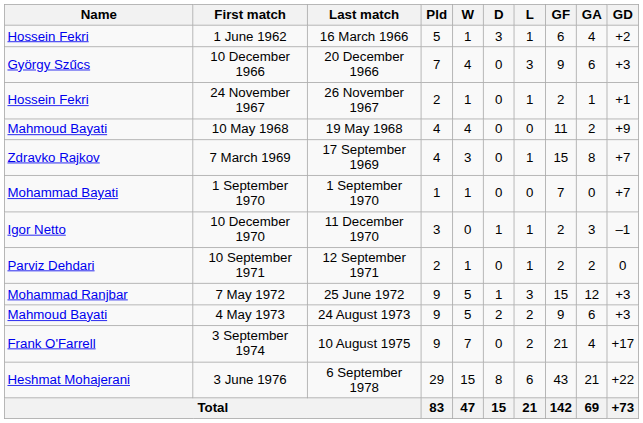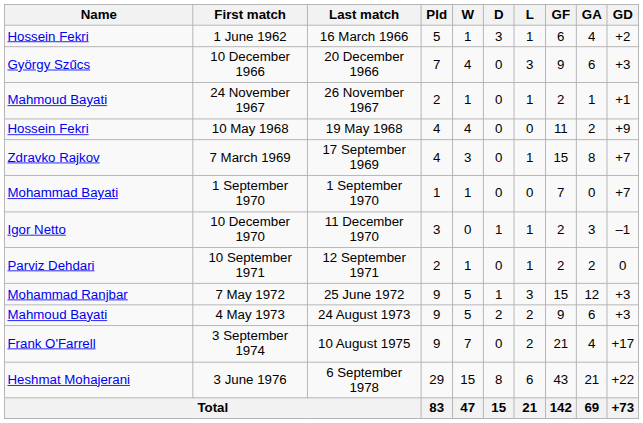(48, 100) Hossein Fekri -> (57, 100) Mahmoud Bayati
(57, 129) Mahmoud Bayati -> (48, 129) Hossein Fekri
